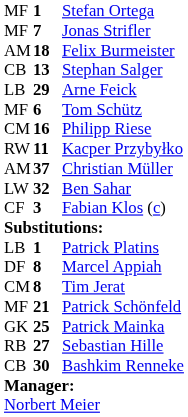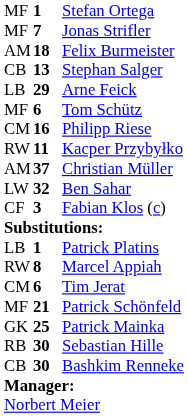(15, 267) DF -> (17, 267) RW
(37, 286) 8 -> (37, 286) 6
(41, 346) 27 -> (41, 346) 30
